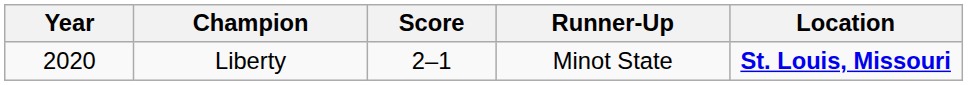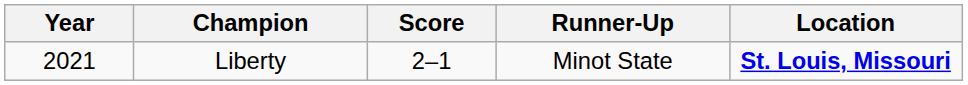(69, 60) 2020 -> (69, 60) 2021
